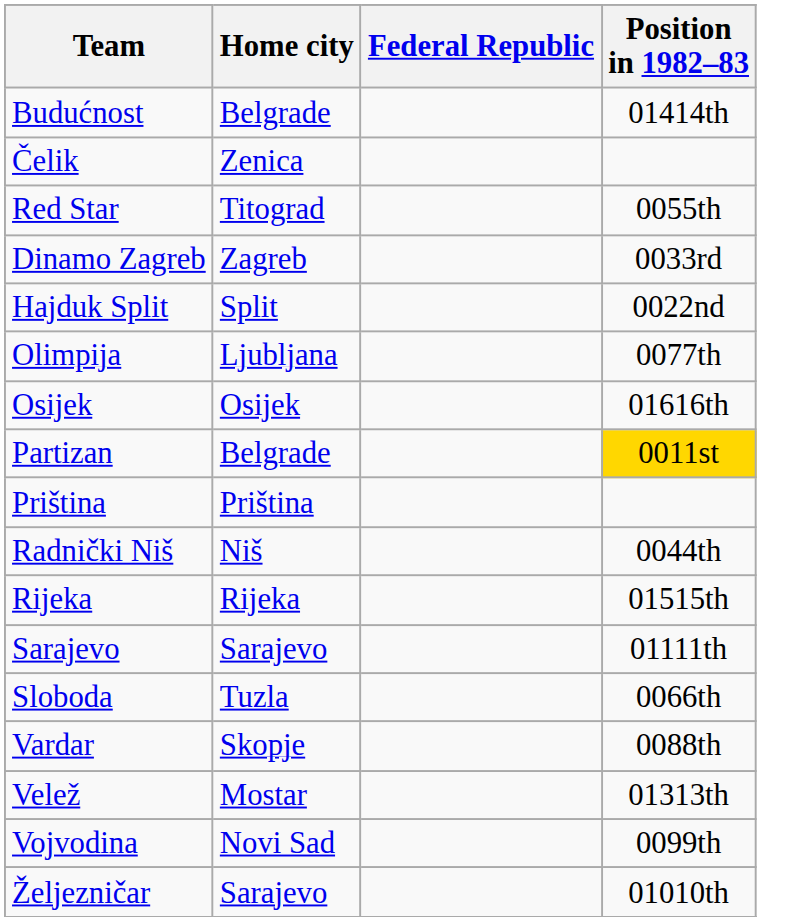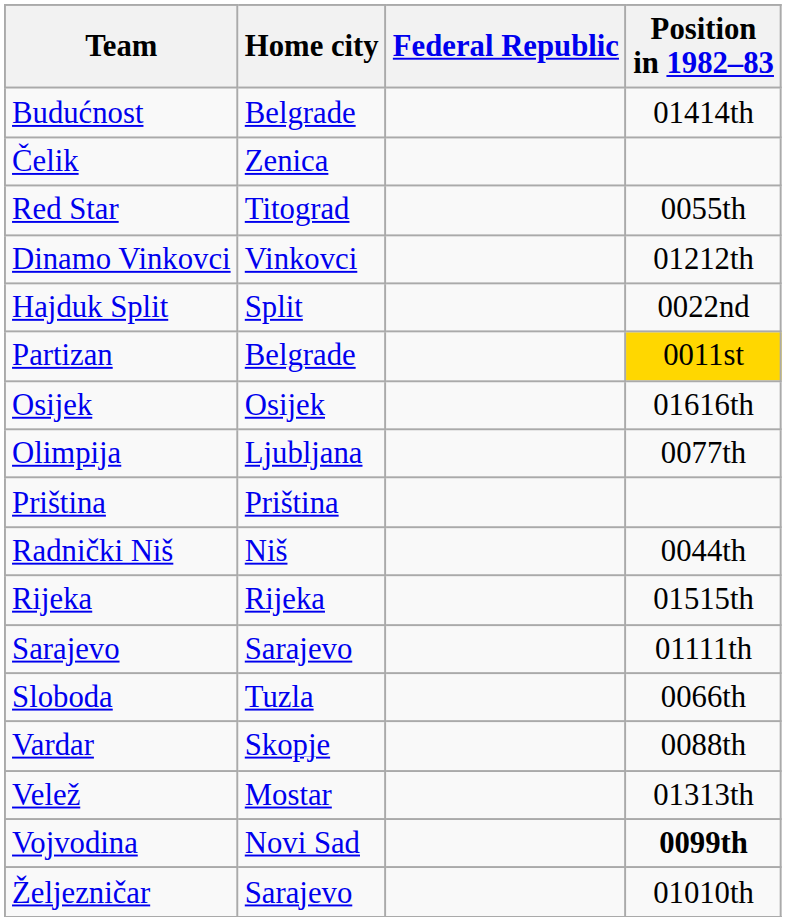+ row: (121, 258)
- row: (109, 258)
rows swapped: (67, 355) <-> (62, 453)
(679, 842) normal -> (704, 842) bold
